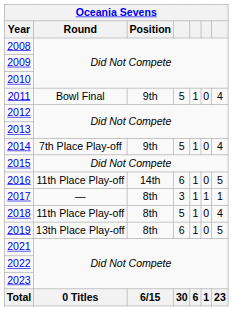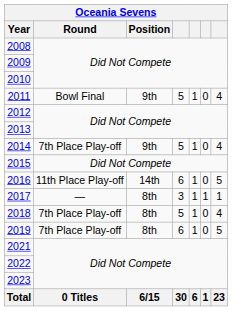(80, 213) 11th Place Play-off -> (80, 213) 7th Place Play-off
(80, 230) 13th Place Play-off -> (80, 230) 7th Place Play-off
